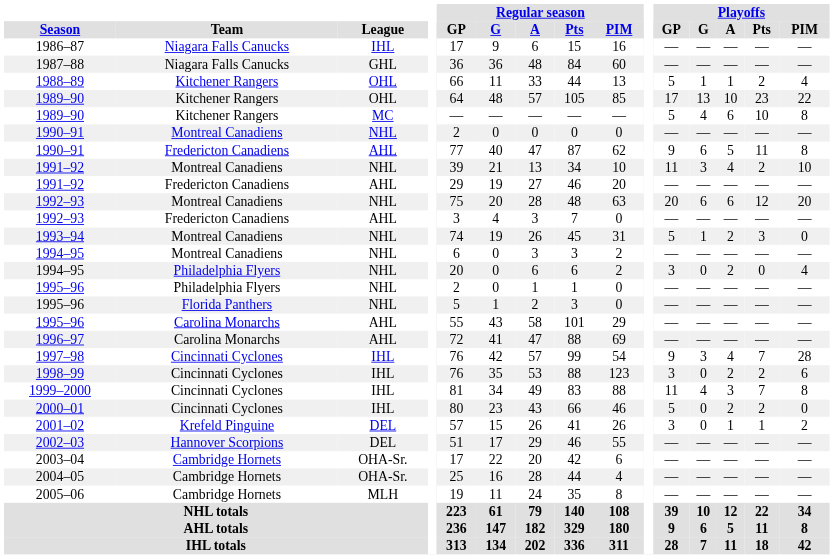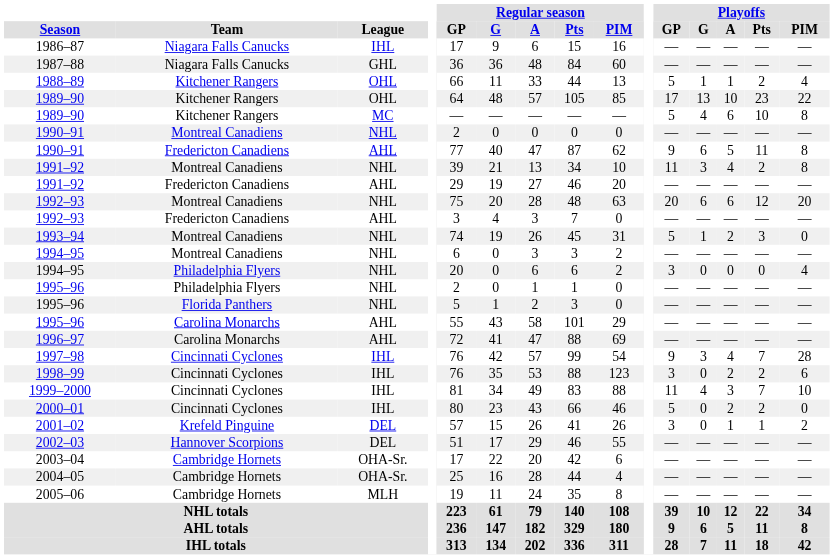(805, 167) 10 -> (805, 167) 8
(731, 270) 2 -> (731, 270) 0
(805, 391) 8 -> (805, 391) 10
